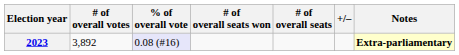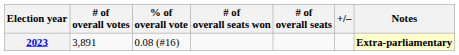(84, 42) 3,892 -> (84, 42) 3,891
(157, 42) lavender background -> (157, 42) no background
